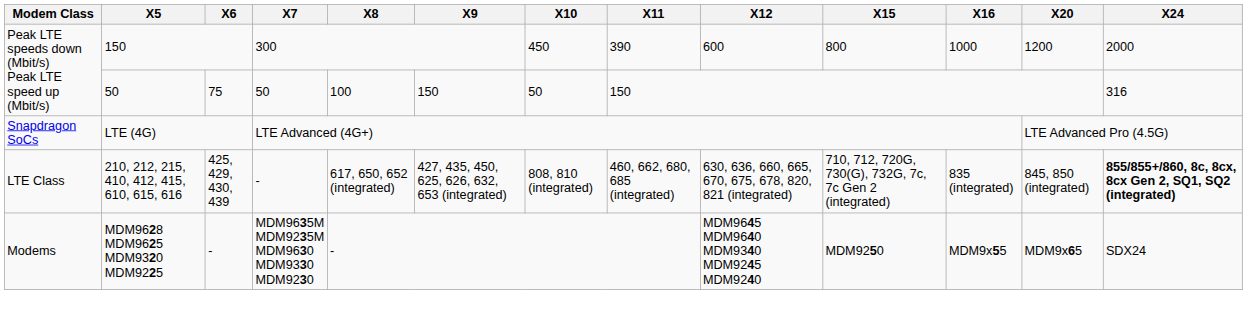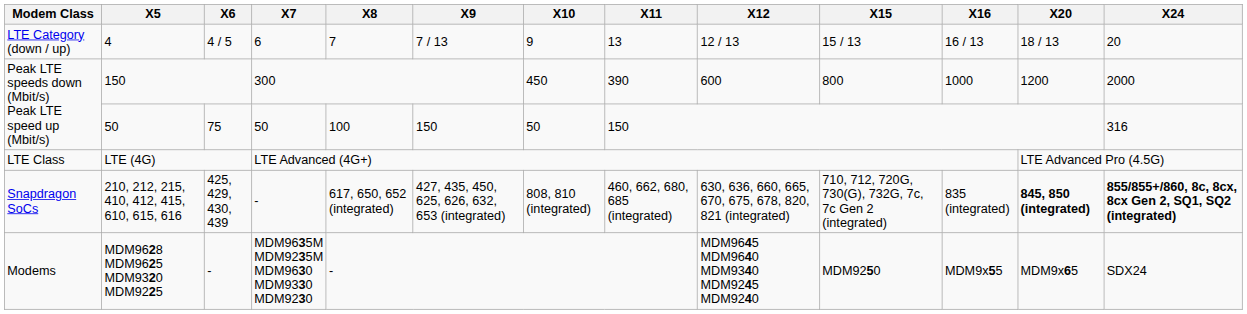+ row: (108, 41)
(42, 132) Snapdragon SoCs -> (36, 159) LTE Class
(36, 181) LTE Class -> (42, 201) Snapdragon SoCs
(1057, 181) normal -> (1055, 201) bold
